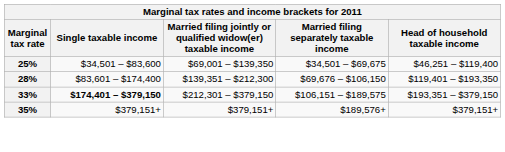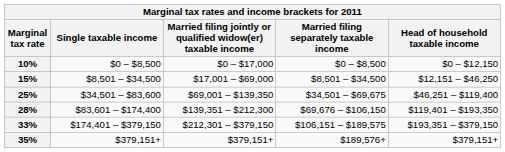+ row: (28, 64)
+ row: (28, 79)
(116, 94) bold -> (116, 125) normal
